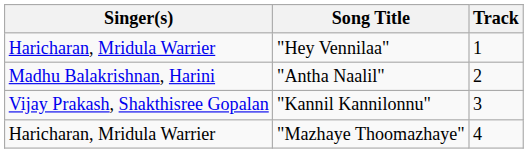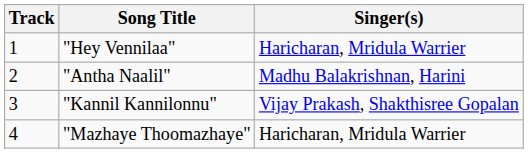columns swapped: (496, 18) <-> (139, 18)
